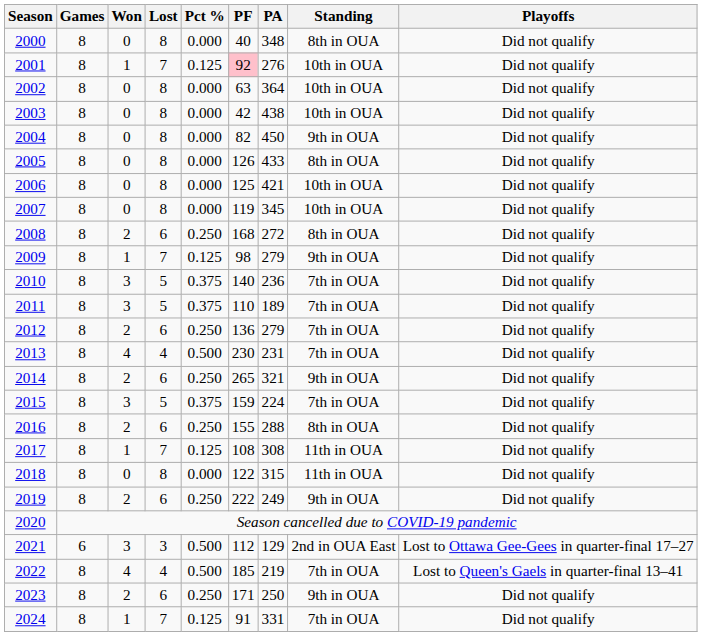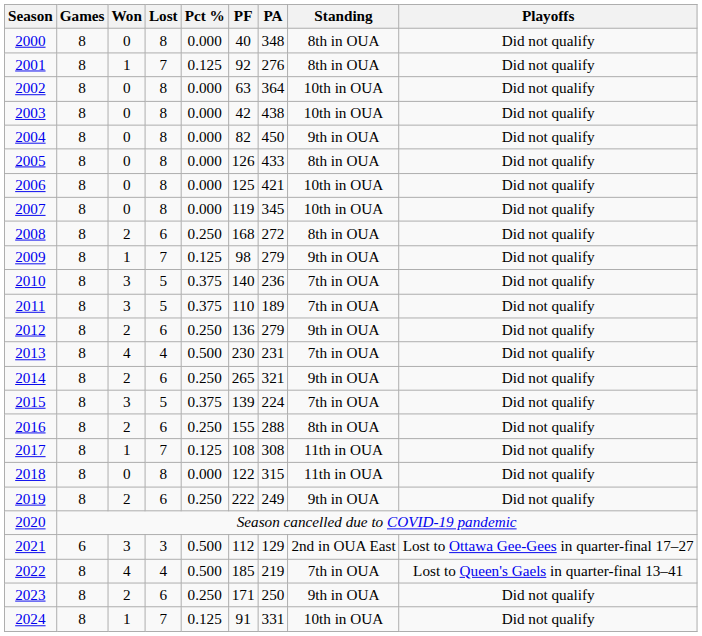(243, 64) pink background -> (243, 64) no background
(344, 64) 10th in OUA -> (344, 64) 8th in OUA
(344, 329) 7th in OUA -> (344, 329) 9th in OUA
(243, 402) 159 -> (243, 402) 139
(344, 619) 7th in OUA -> (344, 619) 10th in OUA
